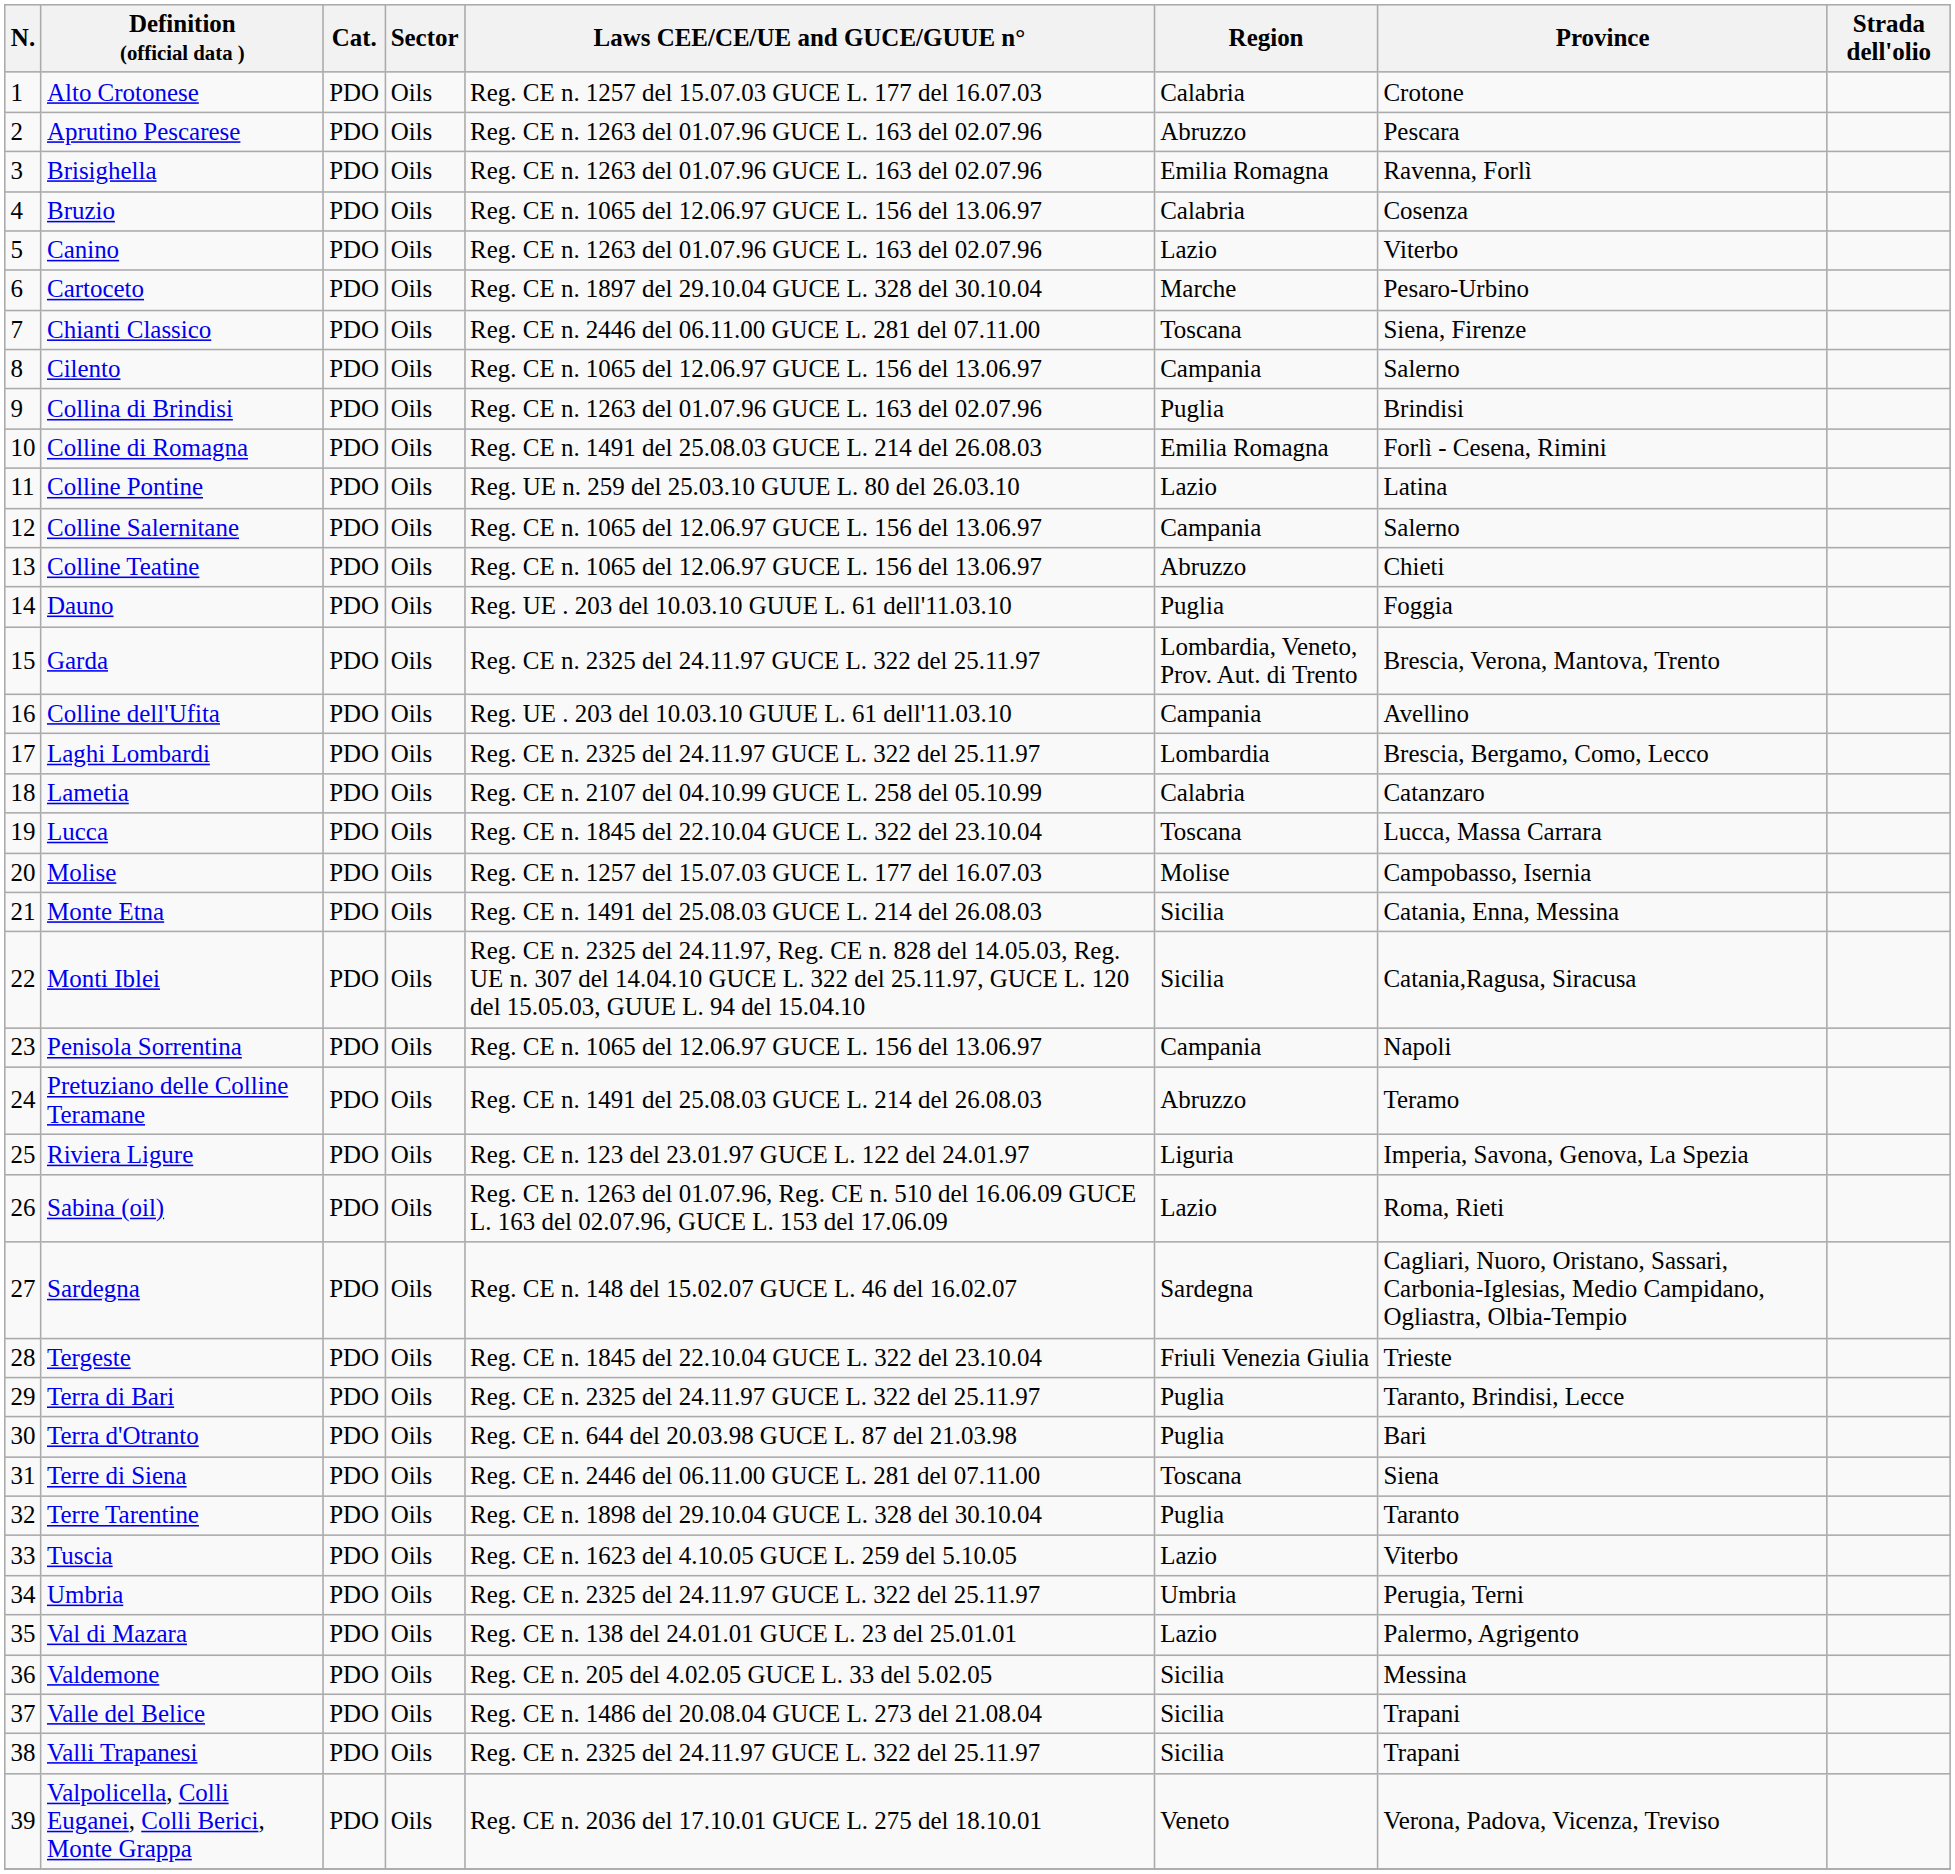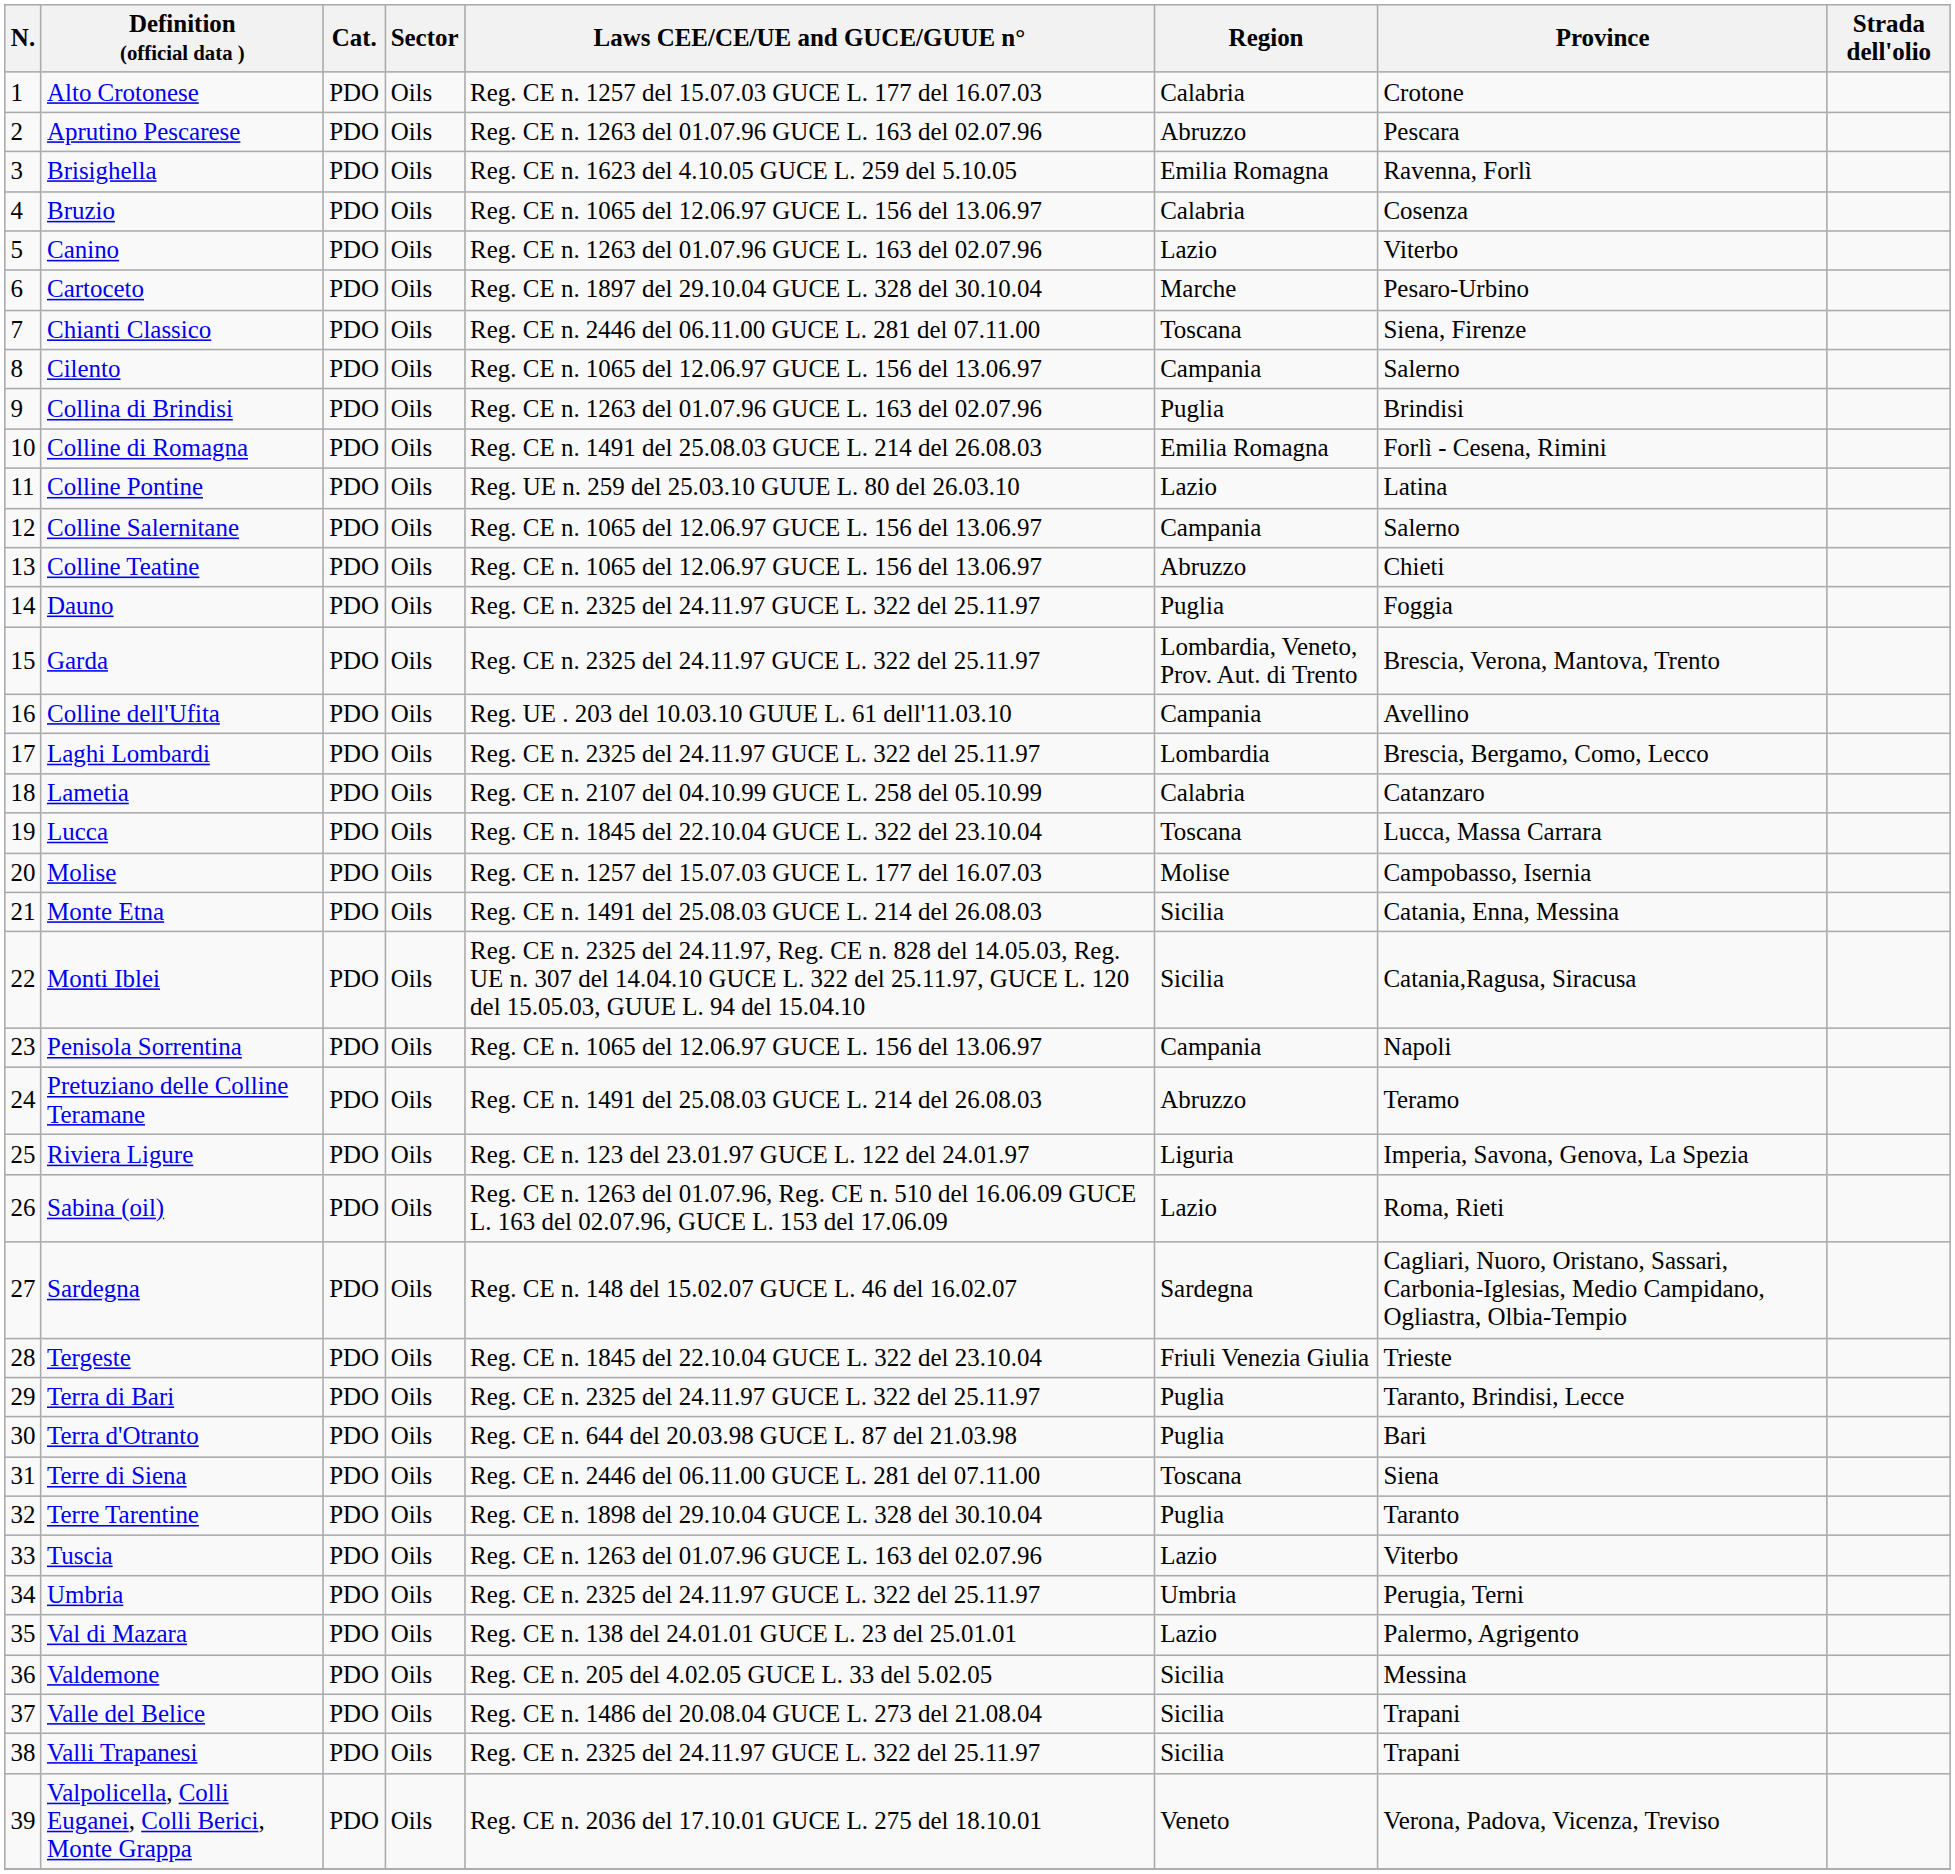(756, 171) Reg. CE n. 1263 del 01.07.96 GUCE L. 163 del 02.07.96 -> (744, 171) Reg. CE n. 1623 del 4.10.05 GUCE L. 259 del 5.10.05
(741, 606) Reg. UE . 203 del 10.03.10 GUUE L. 61 dell'11.03.10 -> (755, 606) Reg. CE n. 2325 del 24.11.97 GUCE L. 322 del 25.11.97
(744, 1555) Reg. CE n. 1623 del 4.10.05 GUCE L. 259 del 5.10.05 -> (756, 1555) Reg. CE n. 1263 del 01.07.96 GUCE L. 163 del 02.07.96
